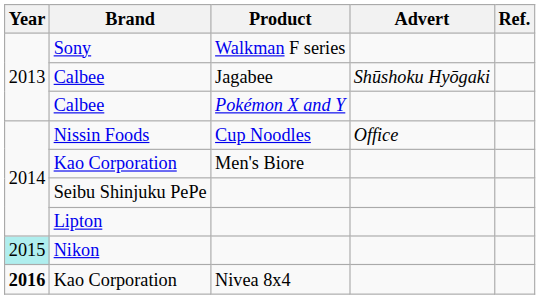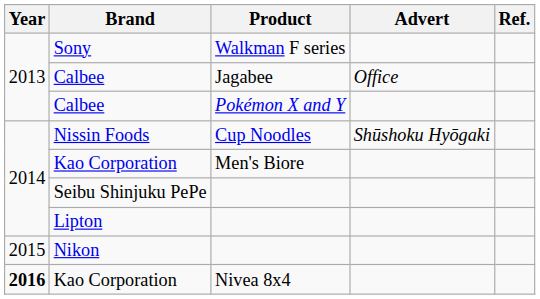(422, 76) Shūshoku Hyōgaki -> (376, 76) Office
(376, 134) Office -> (422, 134) Shūshoku Hyōgaki
(27, 250) paleturquoise background -> (27, 250) no background
